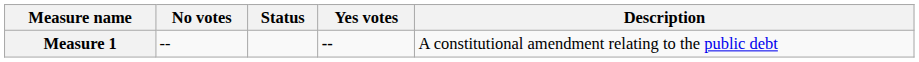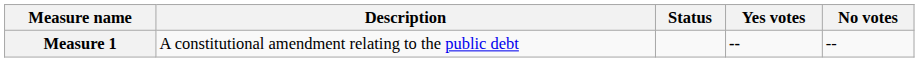columns swapped: (664, 17) <-> (202, 17)
